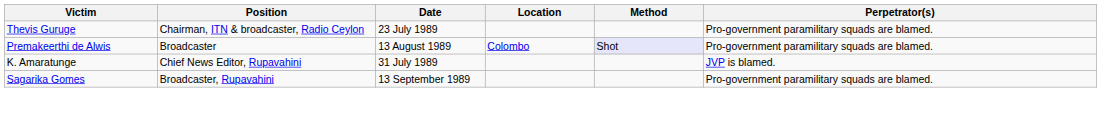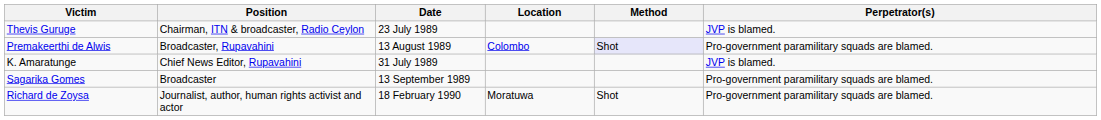(819, 29) Pro-government paramilitary squads are blamed. -> (741, 29) JVP is blamed.
(188, 46) Broadcaster -> (217, 46) Broadcaster, Rupavahini
(217, 79) Broadcaster, Rupavahini -> (188, 79) Broadcaster
+ row: (48, 96)
